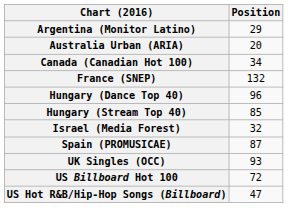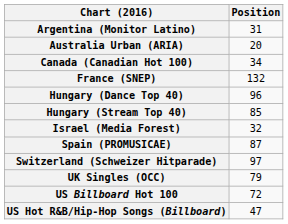(256, 29) 29 -> (256, 29) 31
+ row: (117, 161)
(256, 161) 93 -> (256, 178) 79
